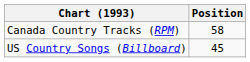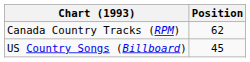(217, 30) 58 -> (217, 30) 62
